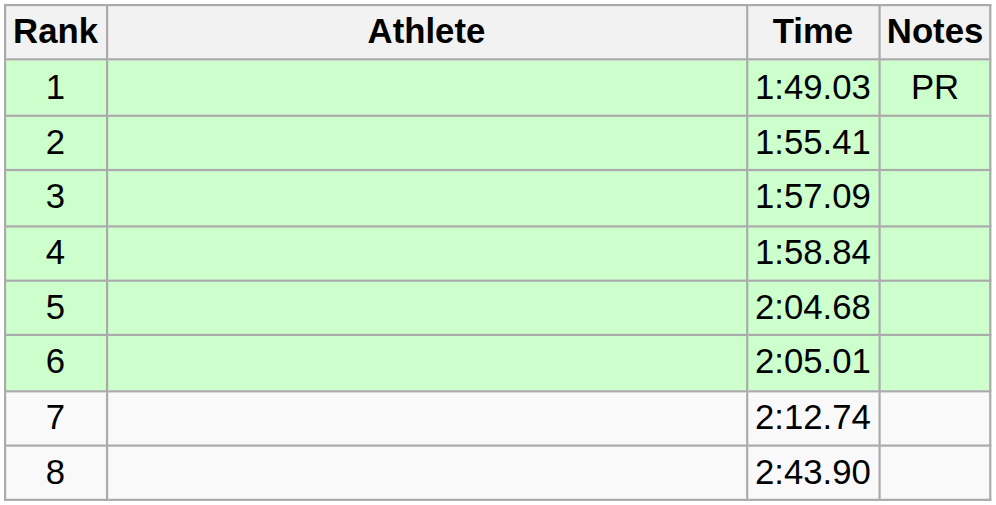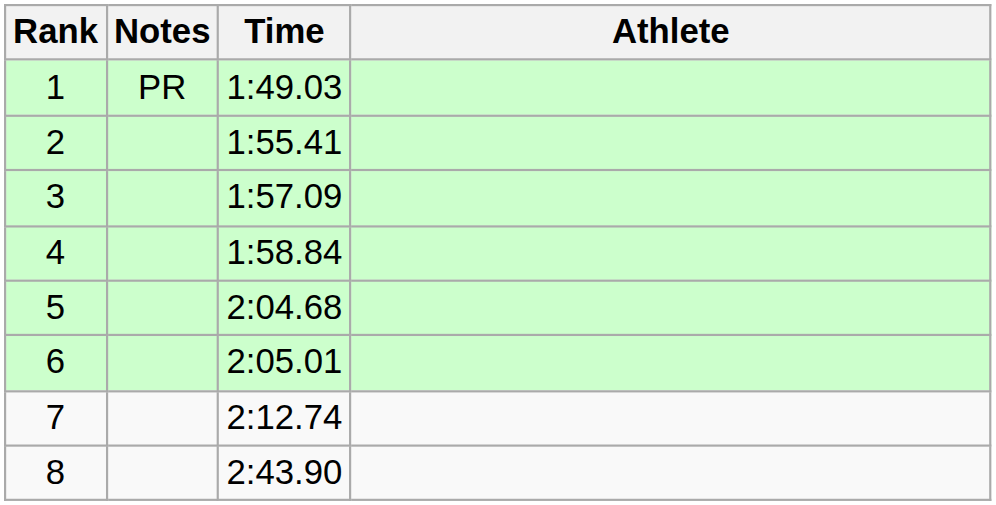columns swapped: (426, 32) <-> (935, 32)
